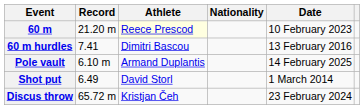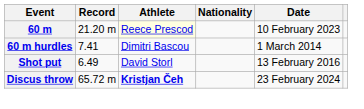(310, 46) 13 February 2016 -> (289, 46) 1 March 2014
- row: (40, 63)
(301, 79) 1 March 2014 -> (299, 63) 13 February 2016
(150, 96) normal -> (152, 79) bold
